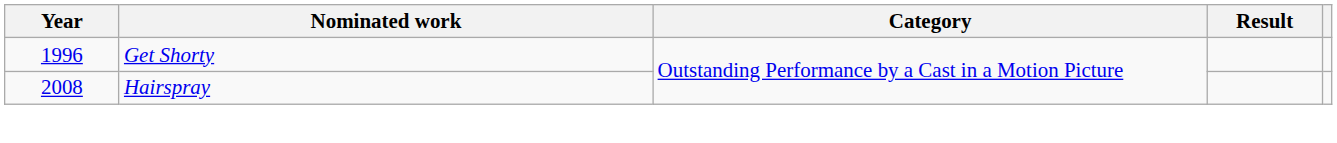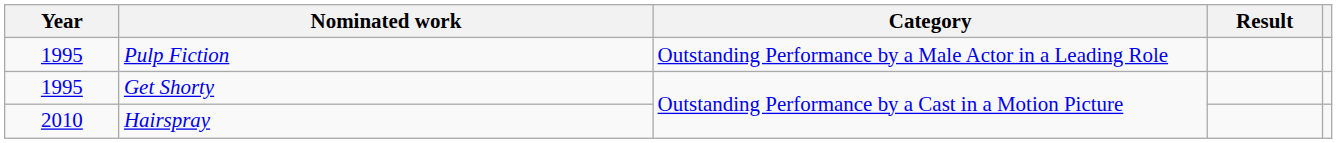+ row: (177, 54)
(62, 54) 1996 -> (62, 87) 1995
(62, 87) 2008 -> (62, 120) 2010
